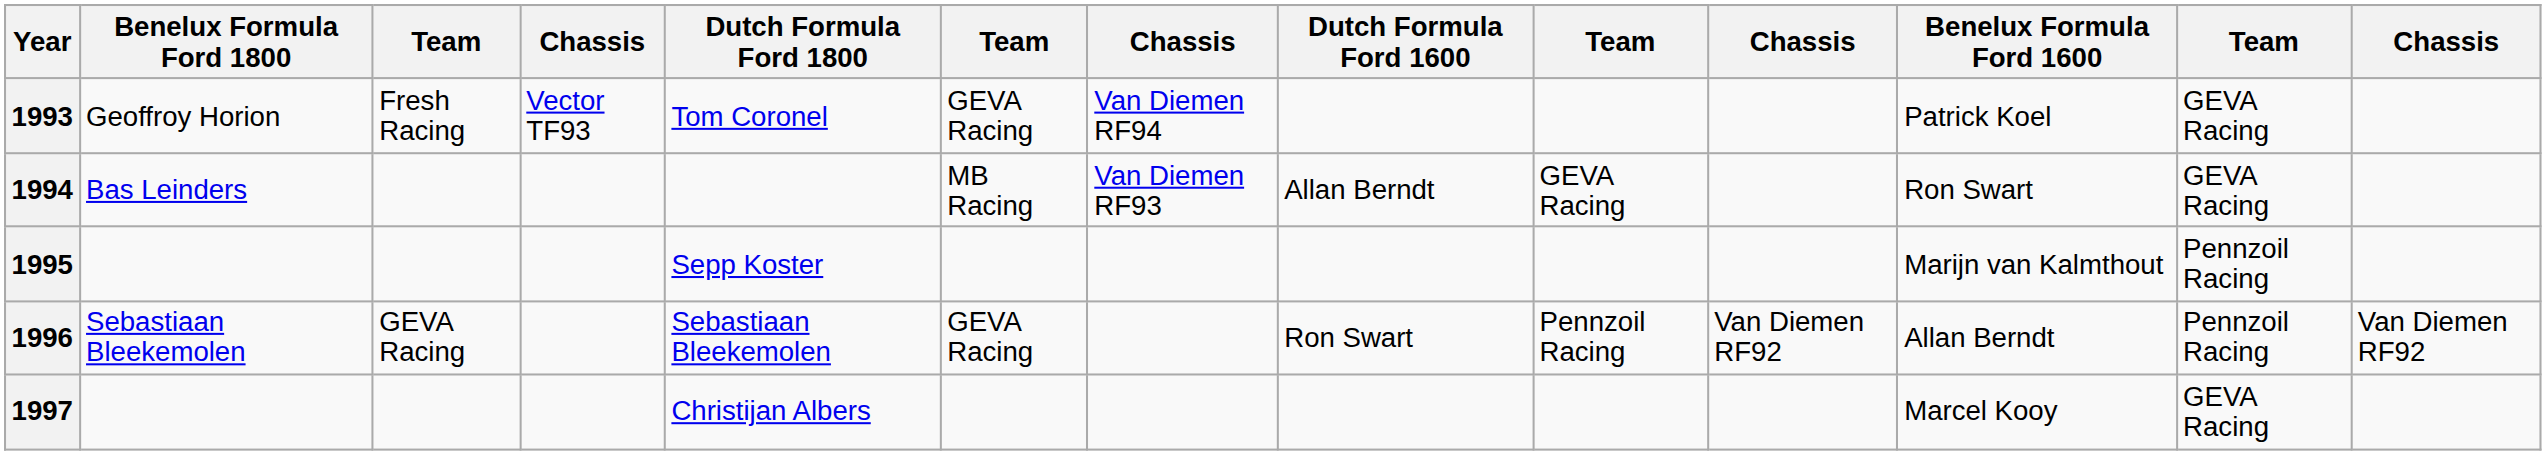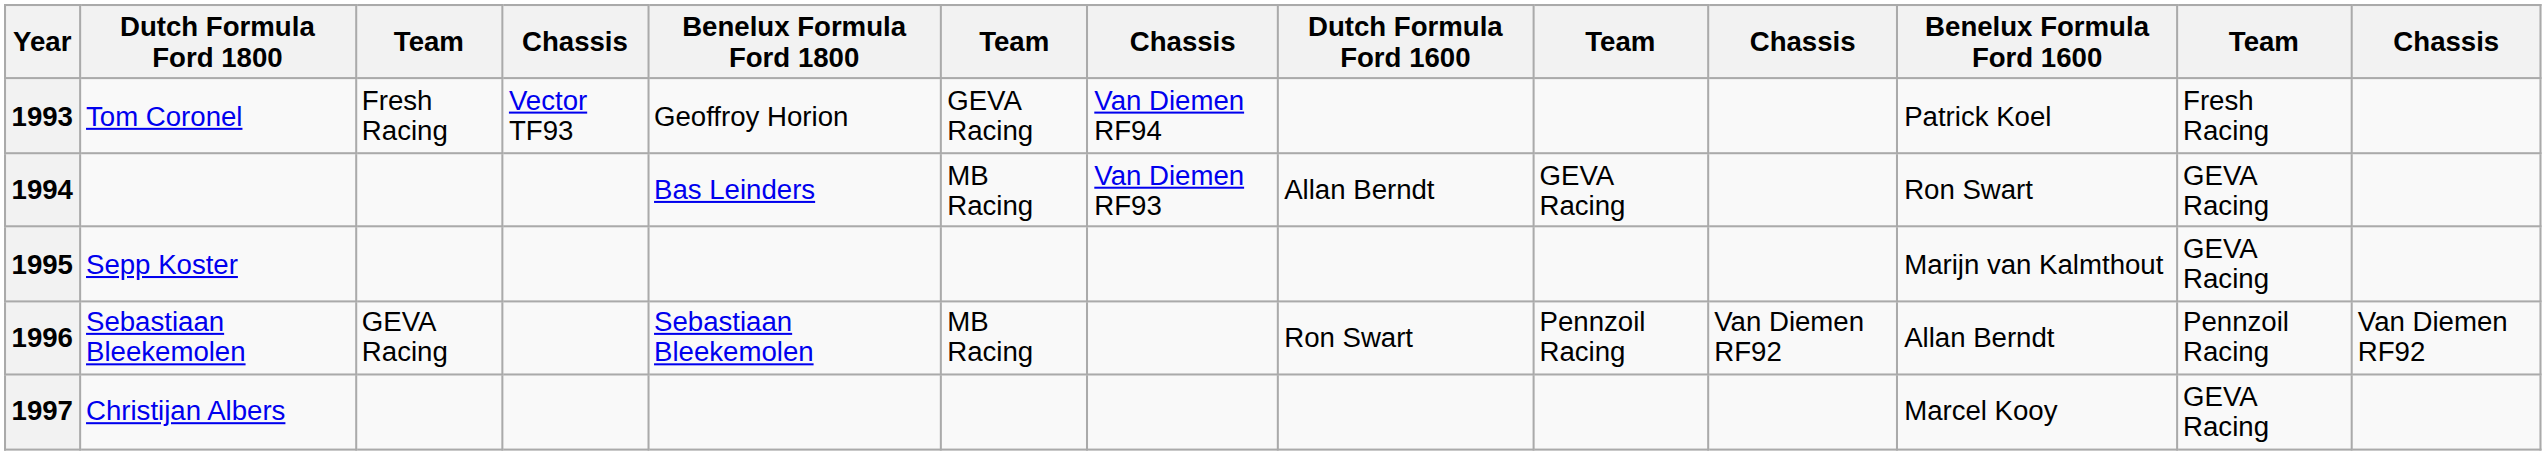columns swapped: (803, 42) <-> (226, 42)
(2226, 116) GEVA Racing -> (2226, 116) Fresh Racing
(2236, 263) Pennzoil Racing -> (2226, 263) GEVA Racing
(990, 337) GEVA Racing -> (990, 337) MB Racing
